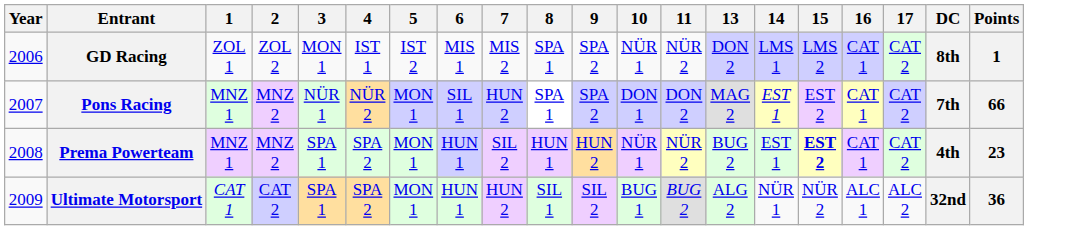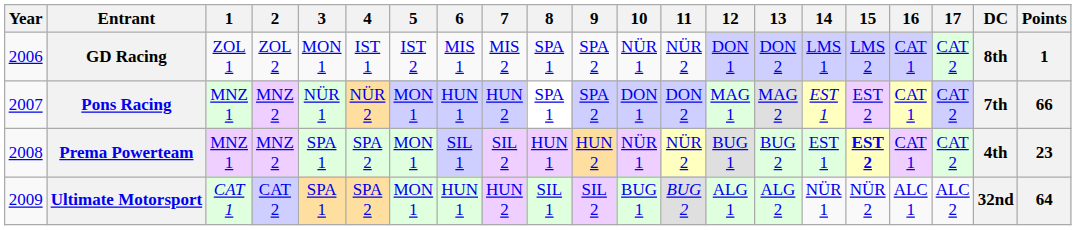+ column: (730, 18)
(460, 104) SIL 1 -> (460, 104) HUN 1
(460, 152) HUN 1 -> (460, 152) SIL 1
(997, 200) 36 -> (1044, 200) 64
